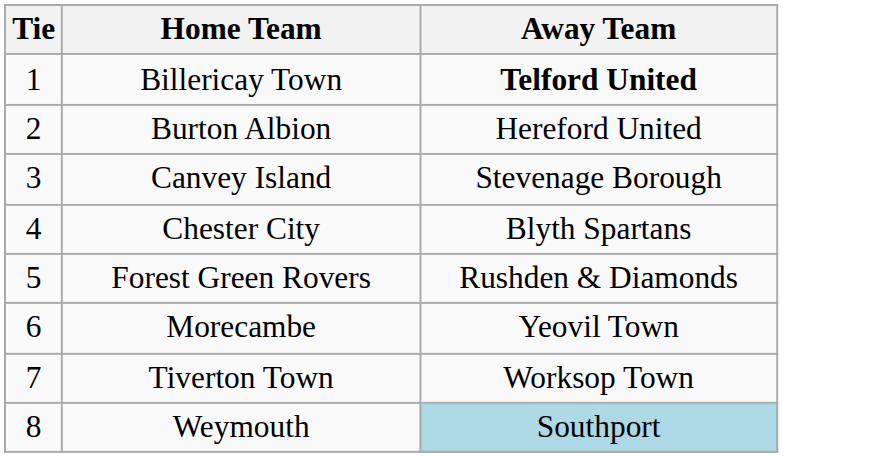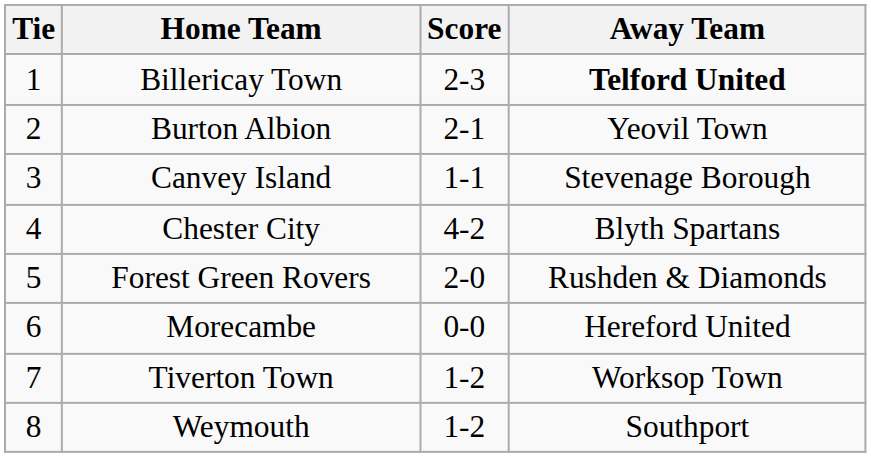+ column: (464, 29)
(599, 128) Hereford United -> (687, 128) Yeovil Town
(599, 327) Yeovil Town -> (687, 327) Hereford United
(599, 427) lightblue background -> (687, 427) no background
